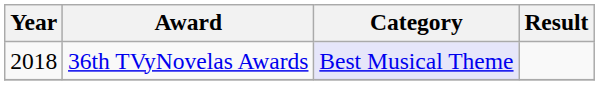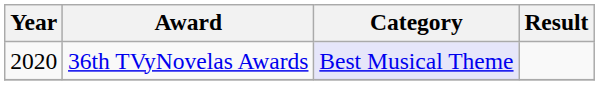(34, 60) 2018 -> (34, 60) 2020
